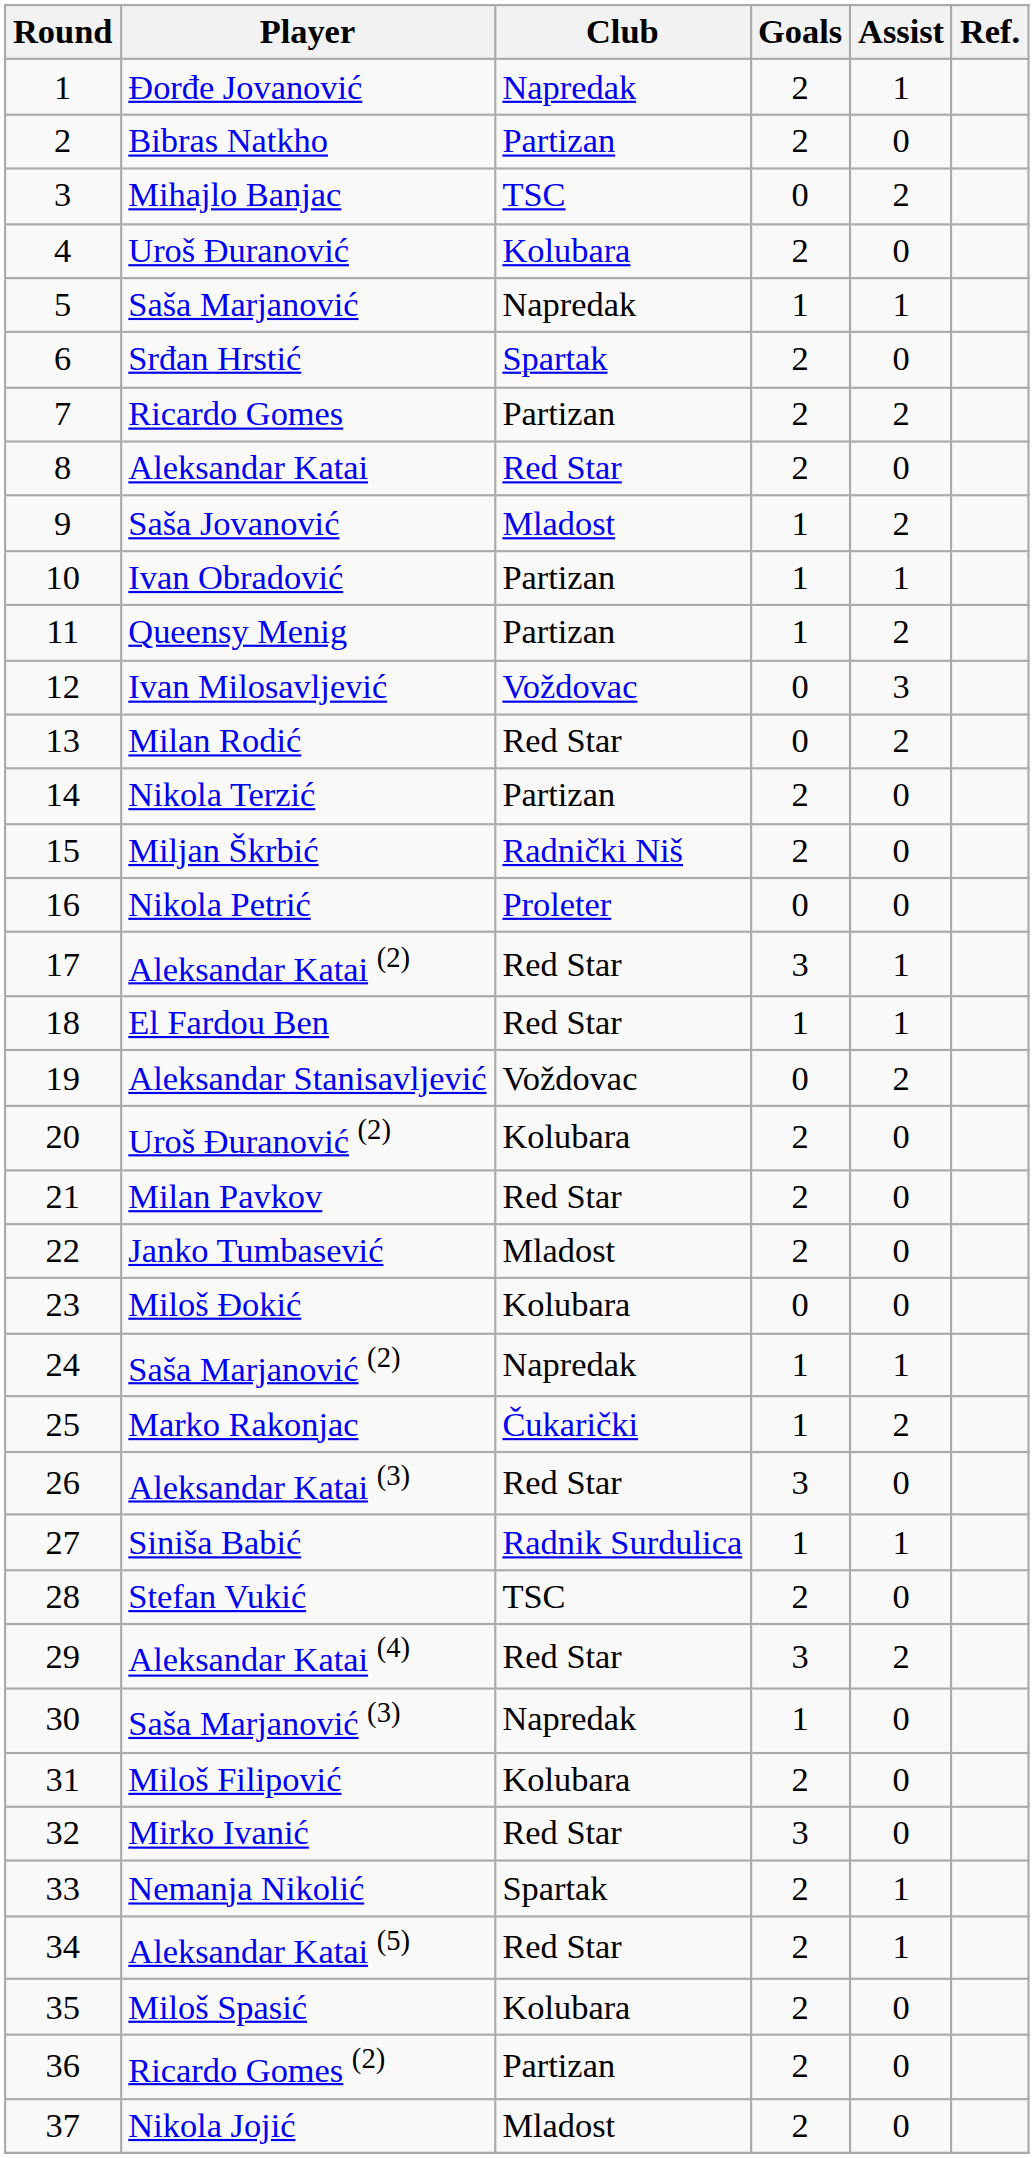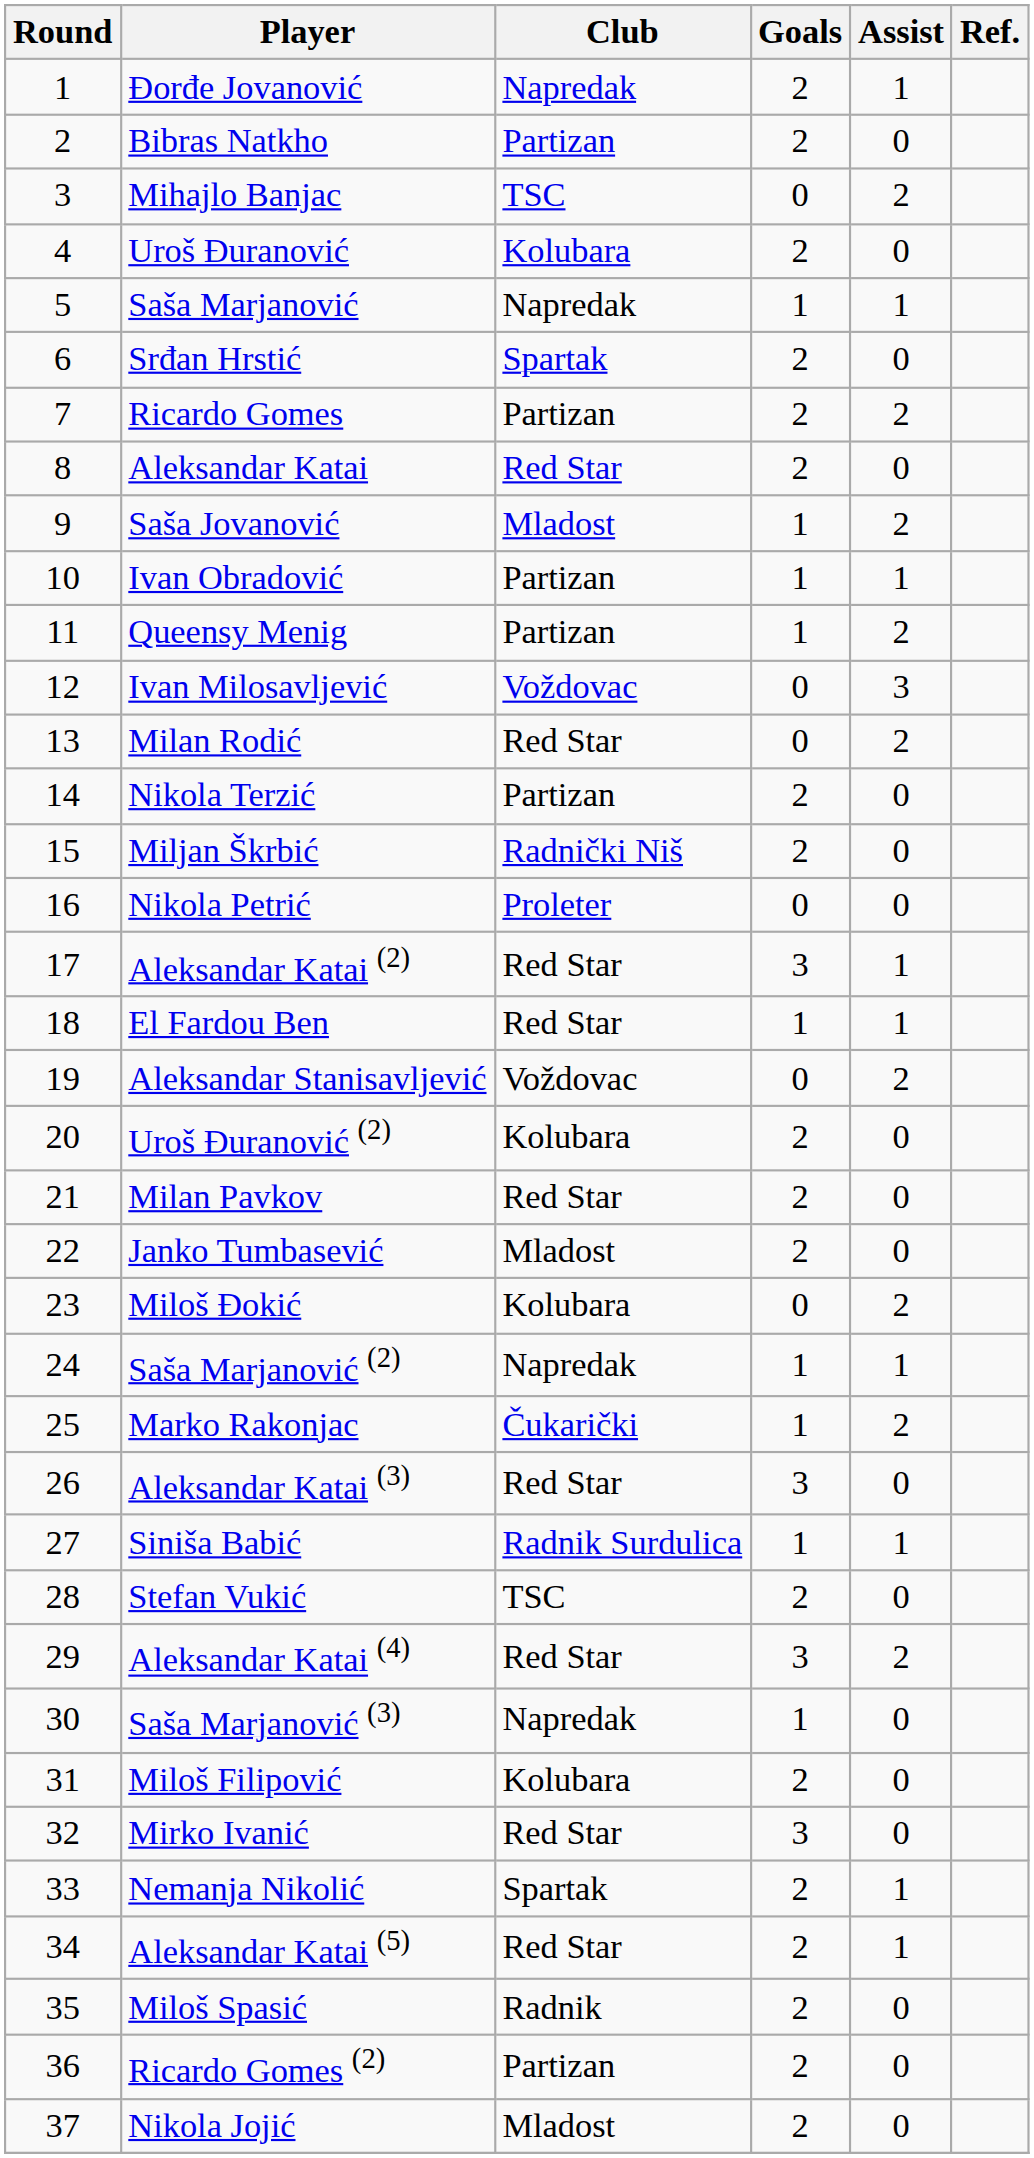(901, 1305) 0 -> (901, 1305) 2
(566, 2006) Kolubara -> (552, 2006) Radnik
